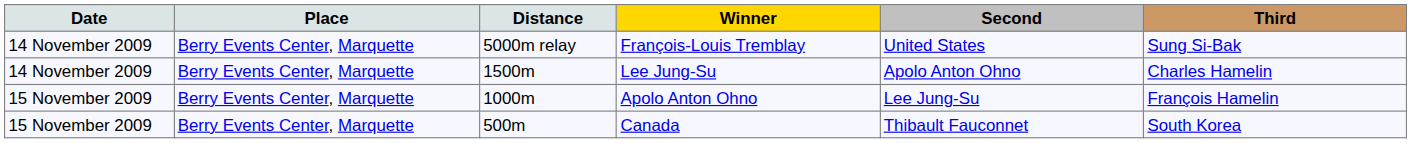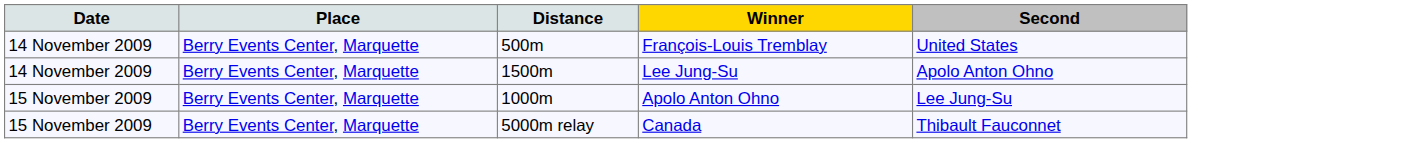- column: (1275, 18)
(530, 45) 5000m relay -> (522, 45) 500m
(504, 124) 500m -> (548, 124) 5000m relay
